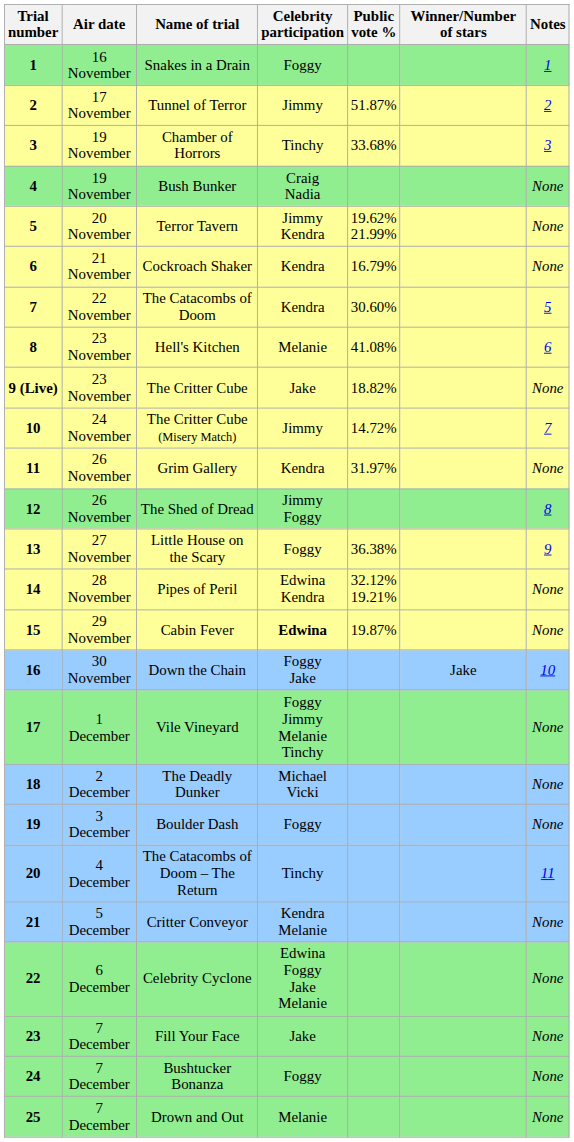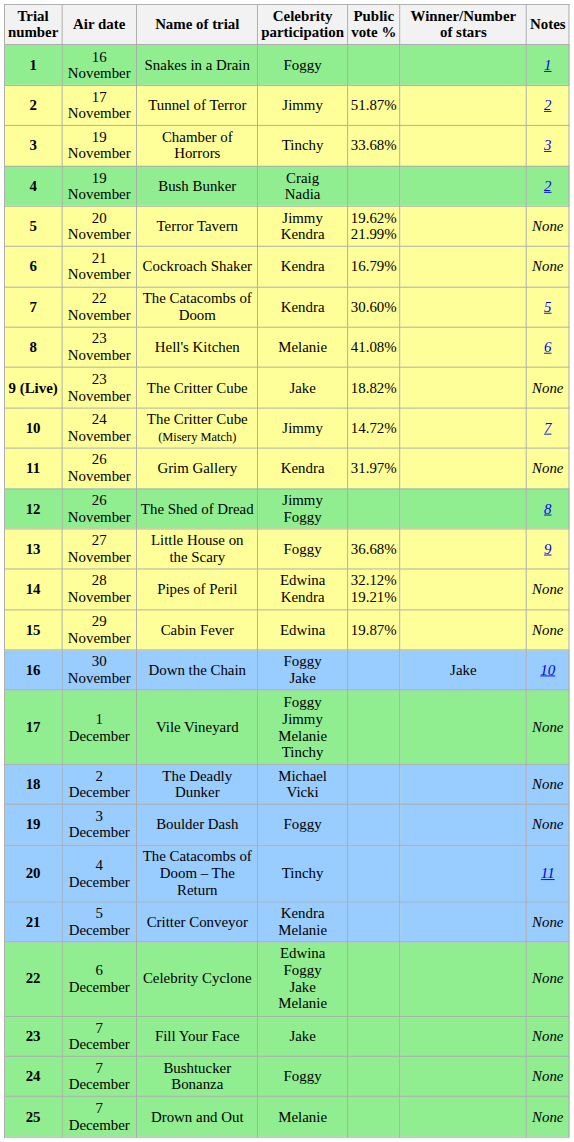(548, 186) None -> (548, 186) 2
(374, 549) 36.38% -> (374, 549) 36.68%
(303, 629) bold -> (303, 629) normal
